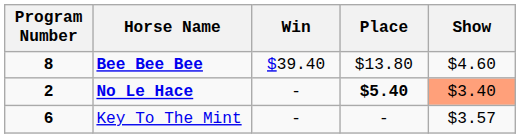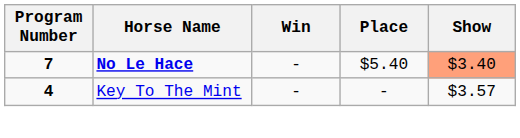- row: (150, 64)
(49, 92) 2 -> (49, 64) 7
(384, 92) bold -> (384, 64) normal
(49, 119) 6 -> (49, 92) 4
